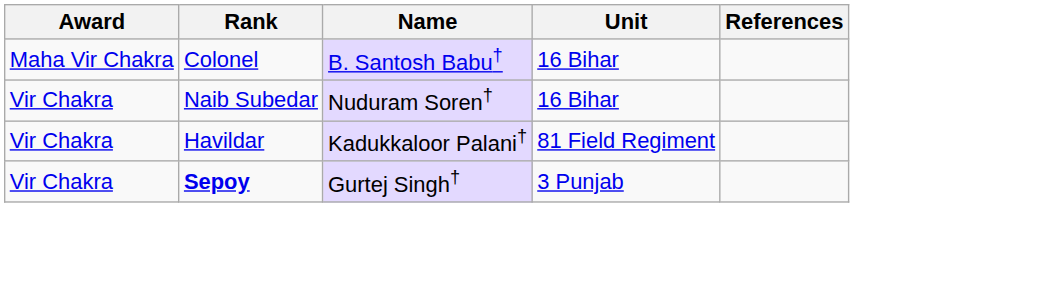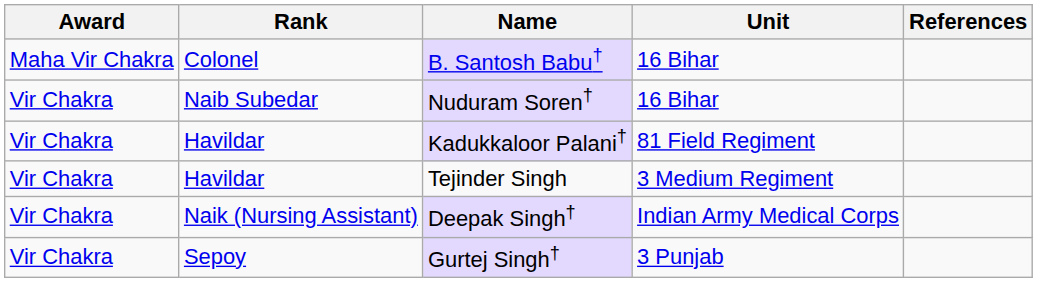+ row: (497, 178)
+ row: (502, 216)
(217, 181) bold -> (215, 257) normal
